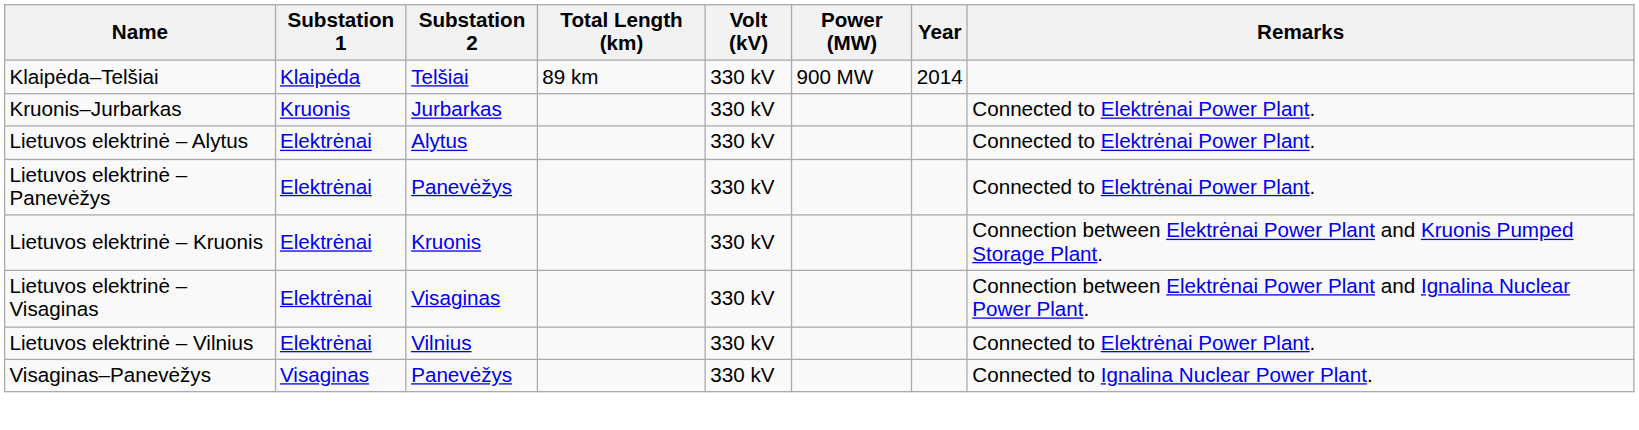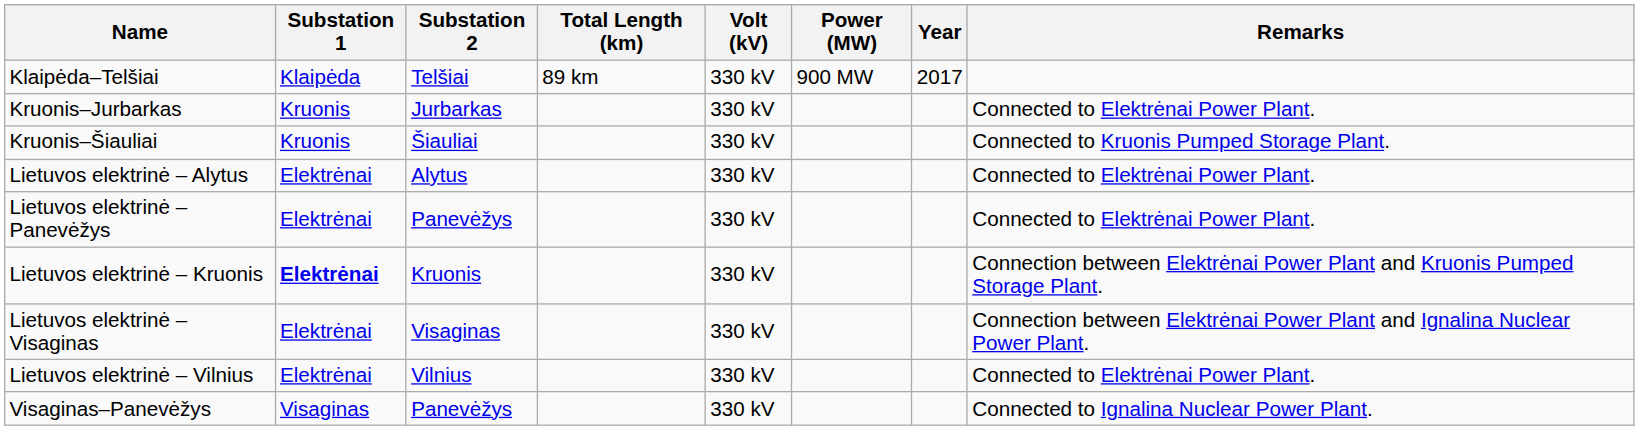(940, 76) 2014 -> (940, 76) 2017
+ row: (83, 142)
(326, 242) normal -> (329, 275) bold
